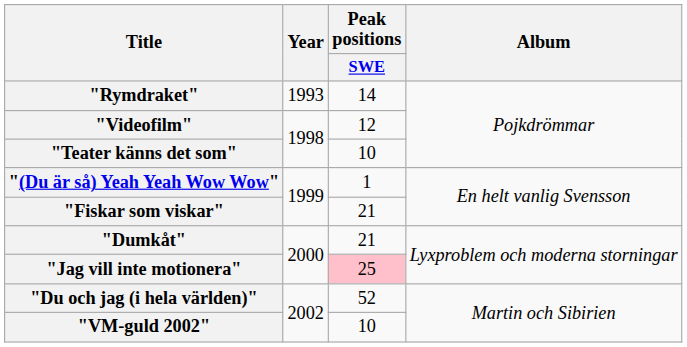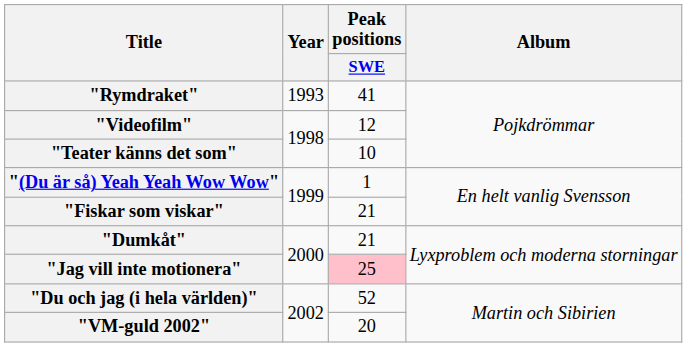(367, 95) 14 -> (367, 95) 41
(367, 326) 10 -> (367, 326) 20
